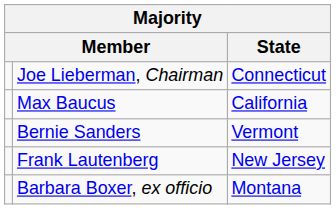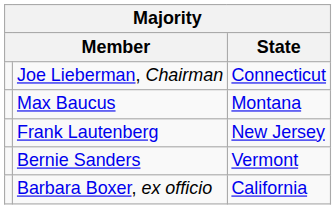(269, 103) California -> (266, 103) Montana
rows swapped: (88, 160) <-> (79, 132)
(266, 189) Montana -> (269, 189) California
